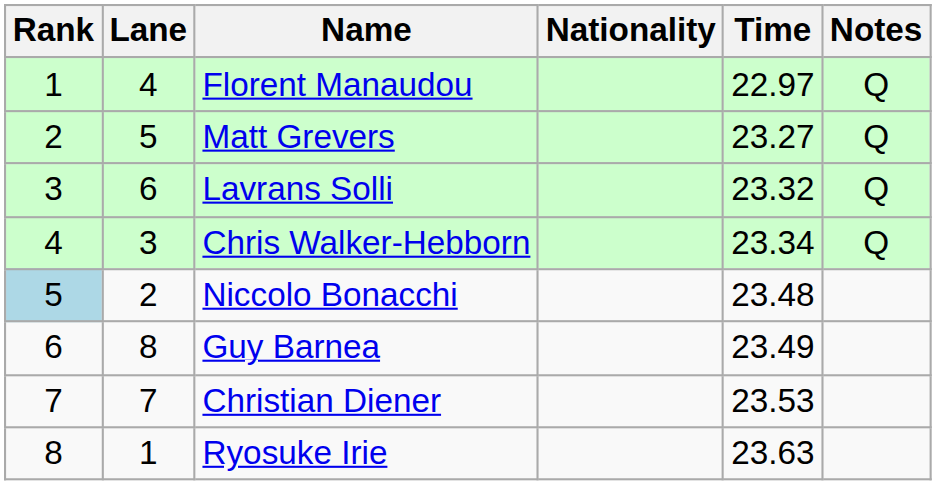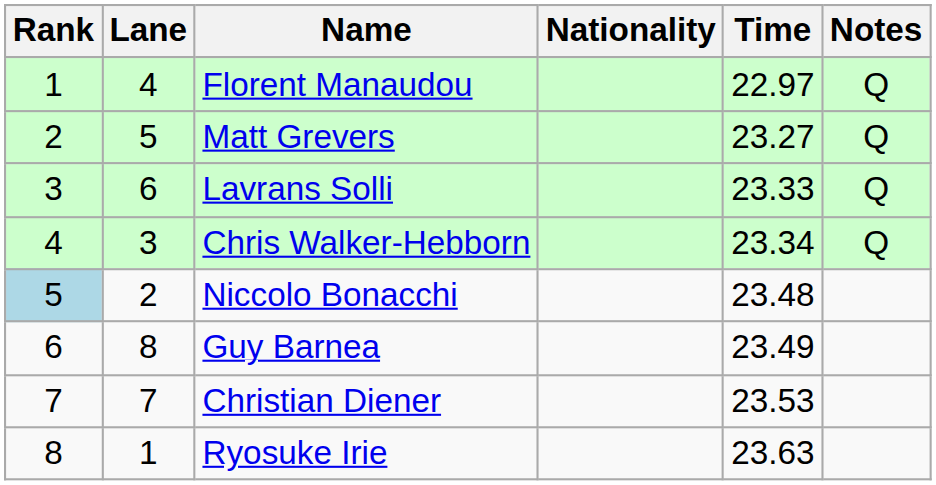(773, 189) 23.32 -> (773, 189) 23.33
